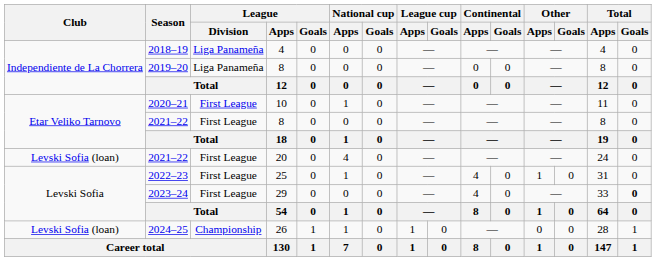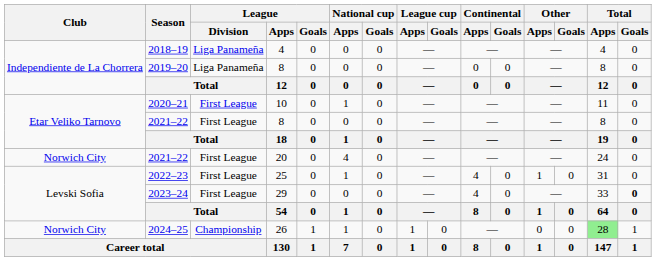(75, 157) Levski Sofia (loan) -> (75, 157) Norwich City
(75, 229) Levski Sofia (loan) -> (75, 229) Norwich City
(603, 229) no background -> (603, 229) lightgreen background
